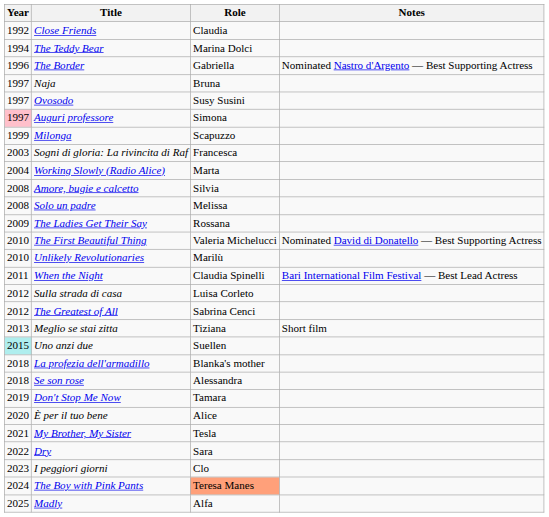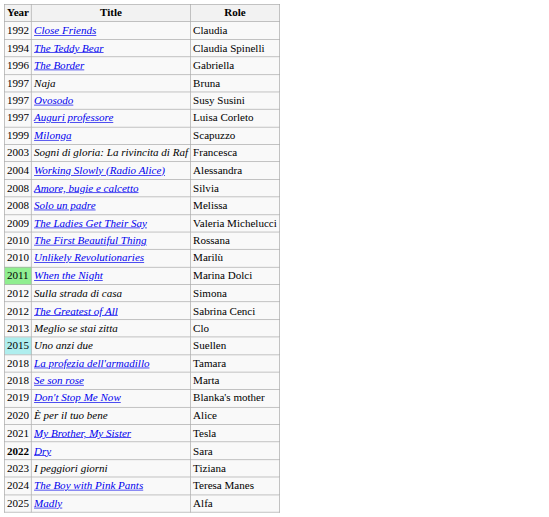- column: (412, 13)
(223, 48) Marina Dolci -> (229, 48) Claudia Spinelli
(18, 118) pink background -> (18, 118) no background
(210, 118) Simona -> (223, 118) Luisa Corleto
(206, 170) Marta -> (218, 170) Alessandra
(211, 223) Rossana -> (235, 223) Valeria Michelucci
(235, 240) Valeria Michelucci -> (211, 240) Rossana
(18, 275) no background -> (18, 275) lightgreen background
(229, 275) Claudia Spinelli -> (223, 275) Marina Dolci
(223, 293) Luisa Corleto -> (210, 293) Simona
(209, 328) Tiziana -> (201, 328) Clo
(229, 363) Blanka's mother -> (210, 363) Tamara
(218, 380) Alessandra -> (206, 380) Marta
(210, 398) Tamara -> (229, 398) Blanka's mother
(18, 450) normal -> (18, 450) bold
(201, 468) Clo -> (209, 468) Tiziana
(224, 485) lightsalmon background -> (224, 485) no background
